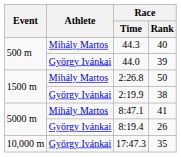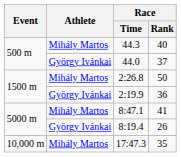(162, 62) 39 -> (162, 62) 37
(162, 95) 38 -> (162, 95) 36
(80, 144) György Ivánkai -> (78, 144) Mihály Martos
